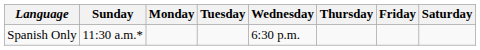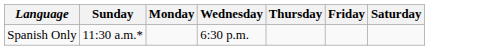- column: (223, 14)
